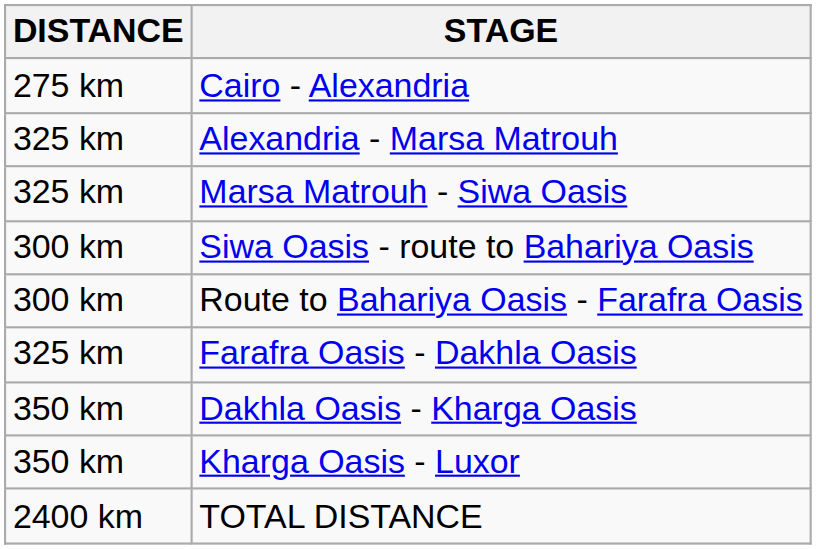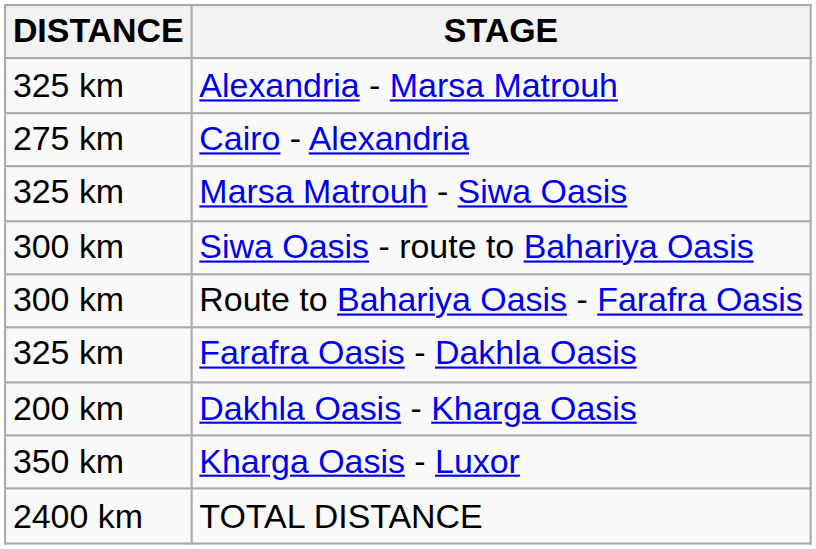rows swapped: (334, 85) <-> (409, 138)
(68, 407) 350 km -> (68, 407) 200 km
